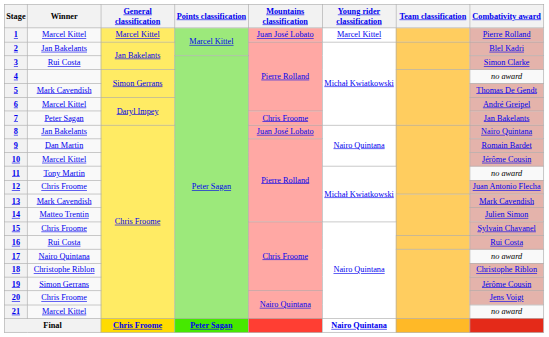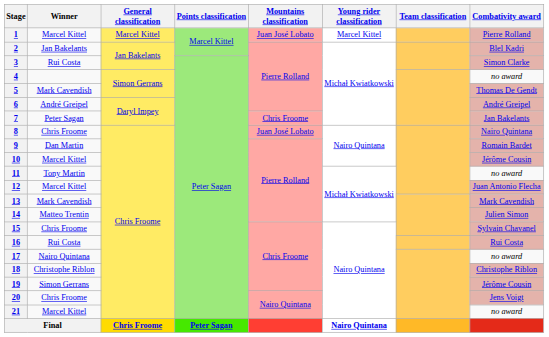(64, 104) Marcel Kittel -> (64, 104) André Greipel
(64, 132) Jan Bakelants -> (64, 132) Chris Froome
(64, 187) Chris Froome -> (64, 187) Marcel Kittel
